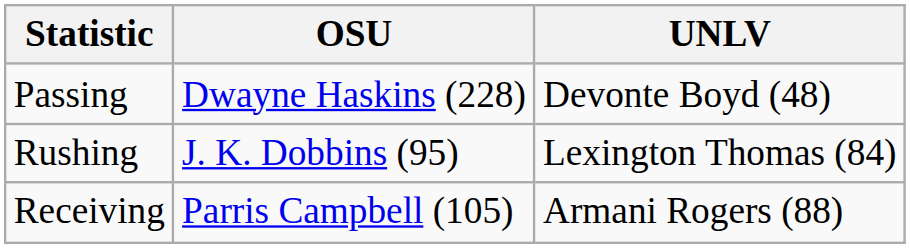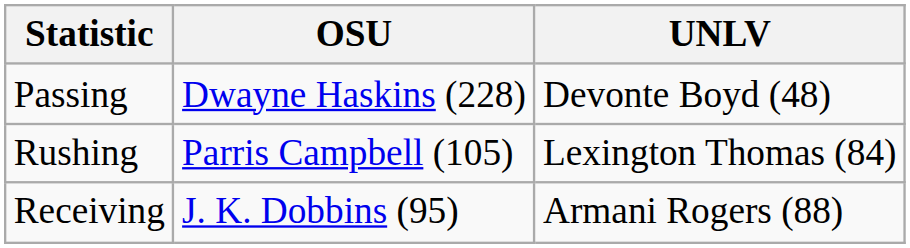(320, 152) J. K. Dobbins (95) -> (348, 152) Parris Campbell (105)
(348, 211) Parris Campbell (105) -> (320, 211) J. K. Dobbins (95)
